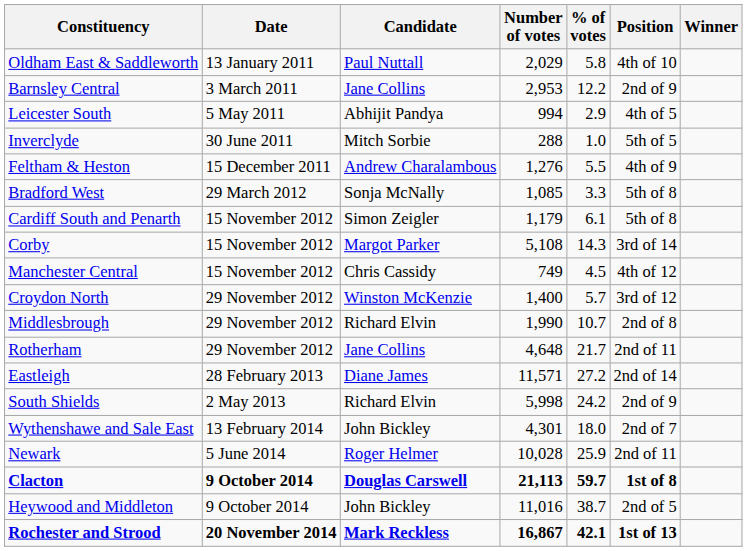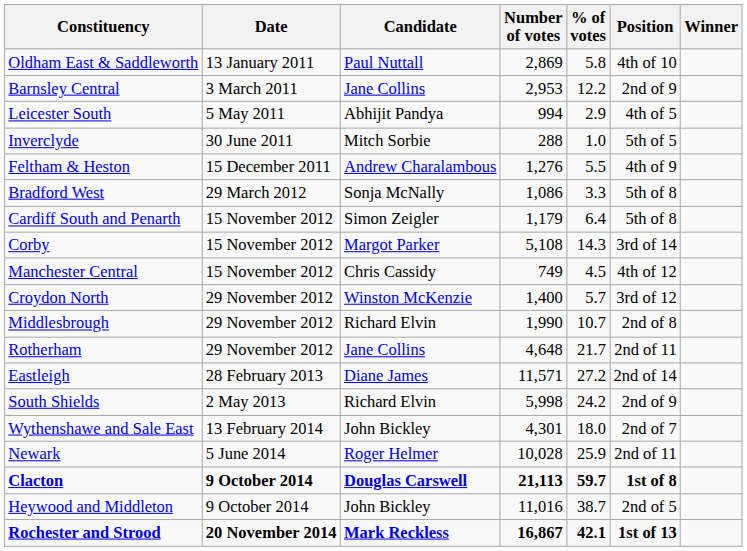(544, 62) 2,029 -> (544, 62) 2,869
(544, 192) 1,085 -> (544, 192) 1,086
(596, 219) 6.1 -> (596, 219) 6.4
